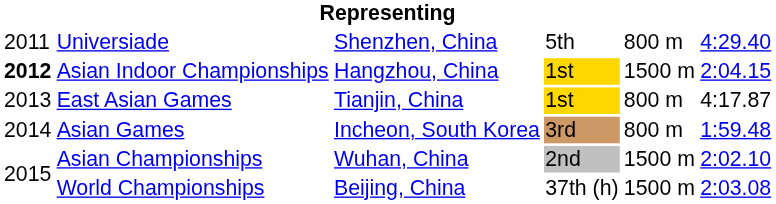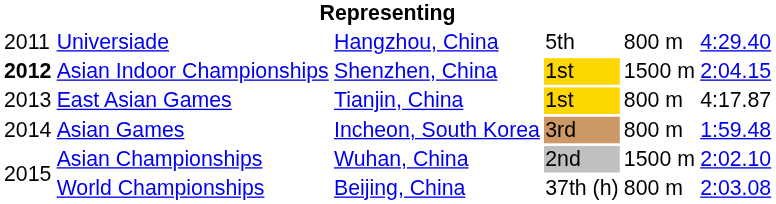(416, 42) Shenzhen, China -> (416, 42) Hangzhou, China
(416, 71) Hangzhou, China -> (416, 71) Shenzhen, China
(659, 188) 1500 m -> (653, 188) 800 m
